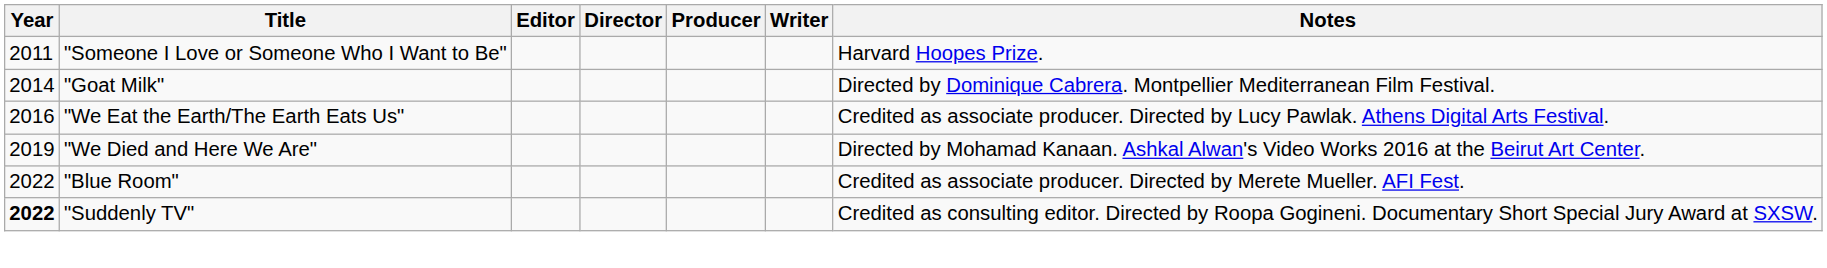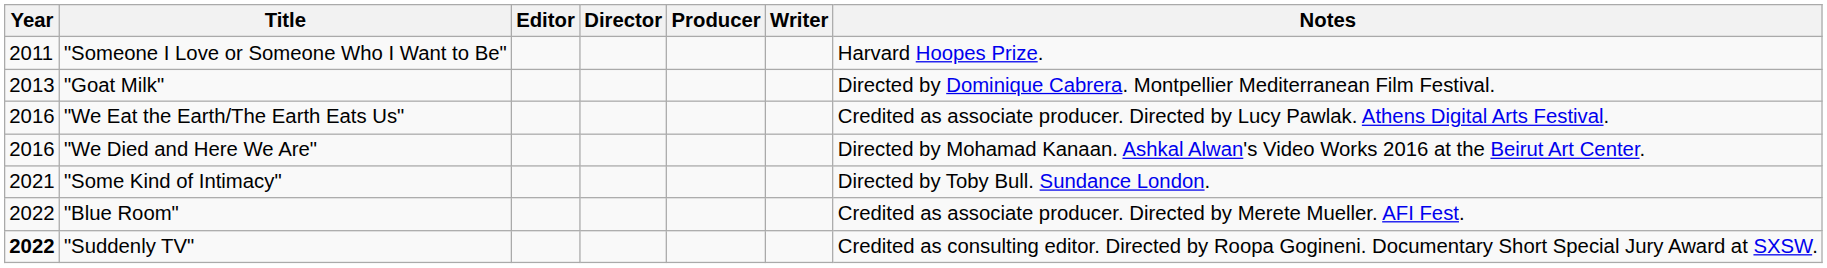(32, 85) 2014 -> (32, 85) 2013
(32, 149) 2019 -> (32, 149) 2016
+ row: (173, 181)
